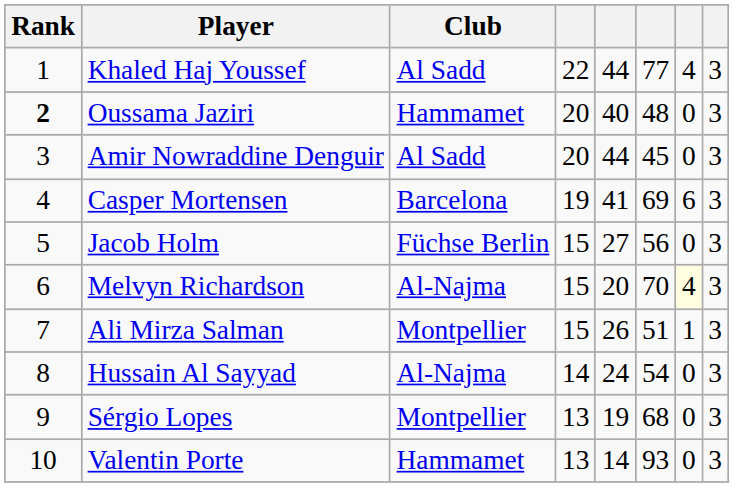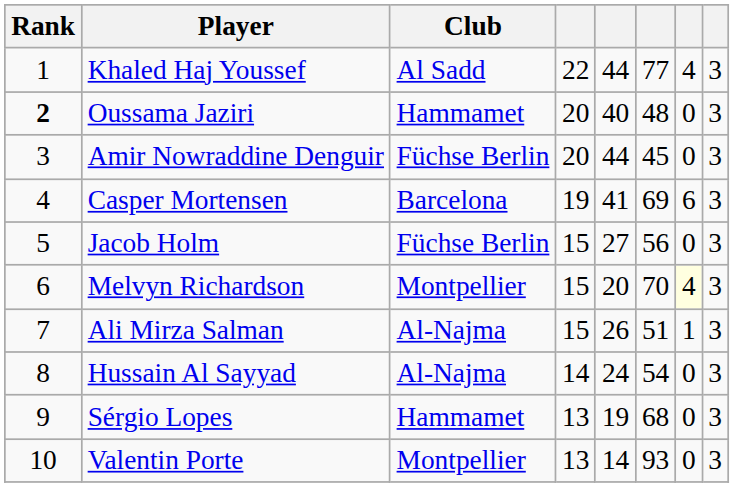(441, 156) Al Sadd -> (473, 156) Füchse Berlin
(451, 286) Al-Najma -> (461, 286) Montpellier
(461, 329) Montpellier -> (451, 329) Al-Najma
(461, 416) Montpellier -> (460, 416) Hammamet
(460, 460) Hammamet -> (461, 460) Montpellier
